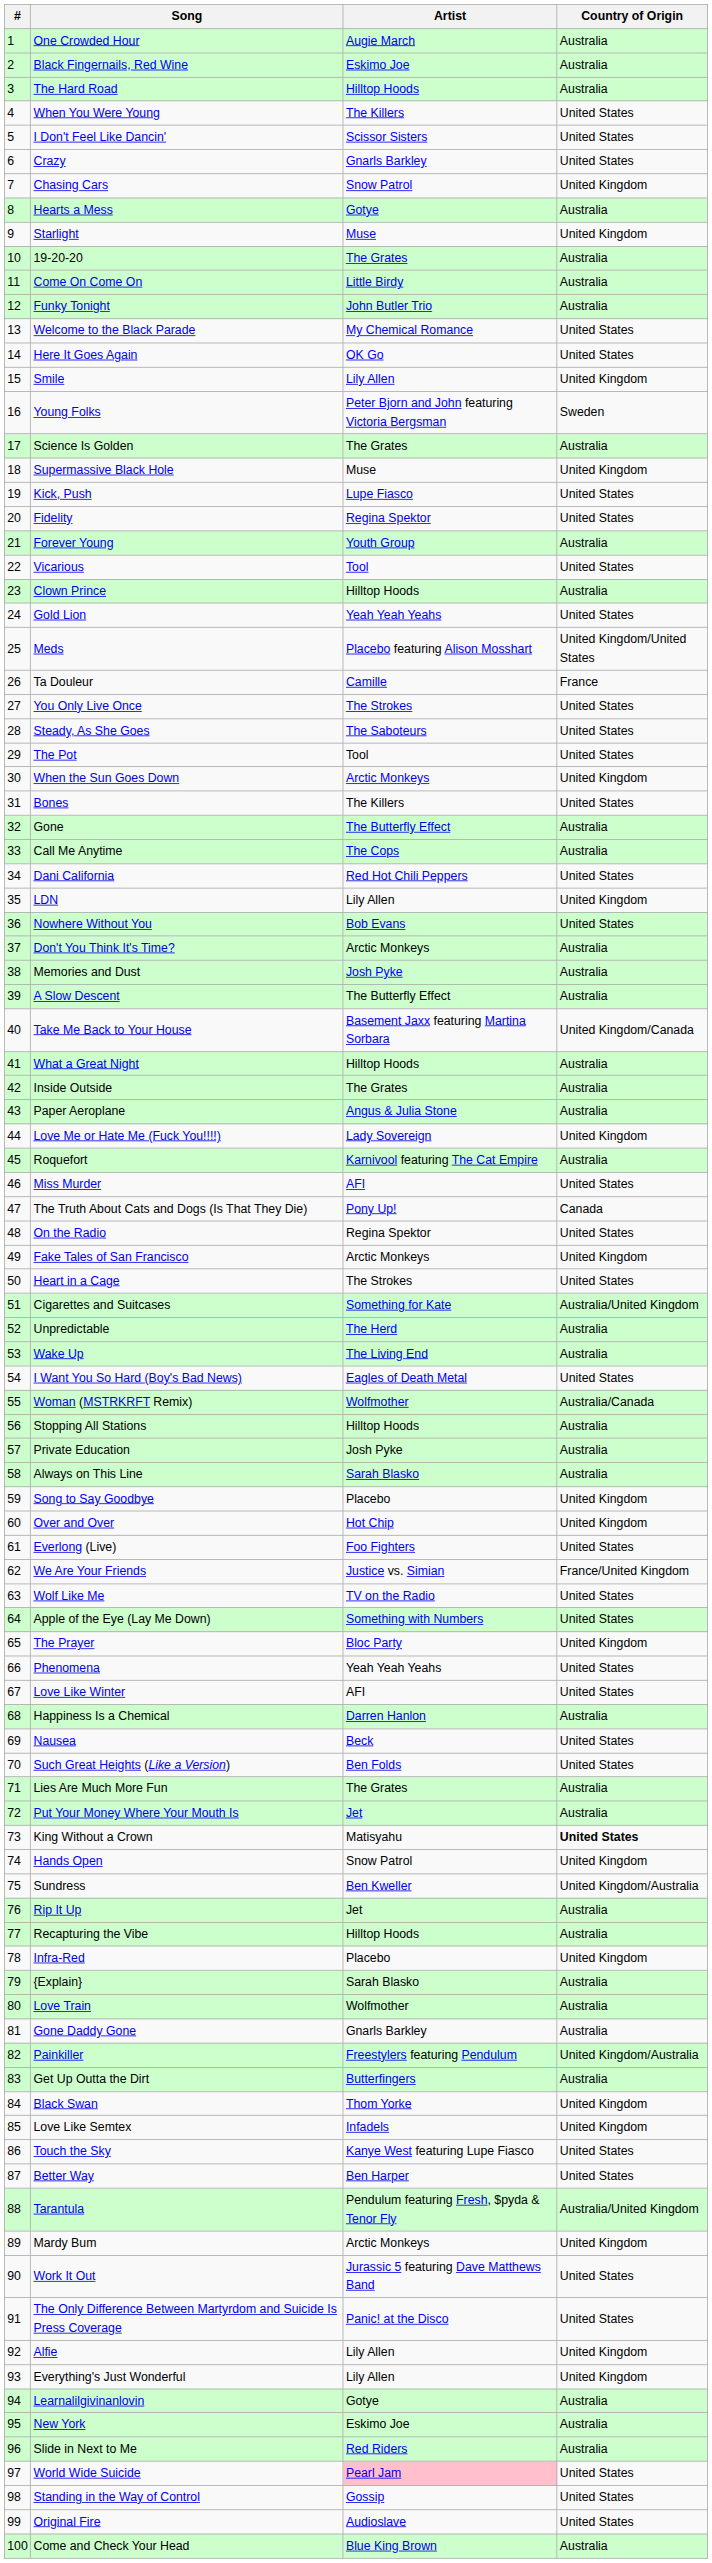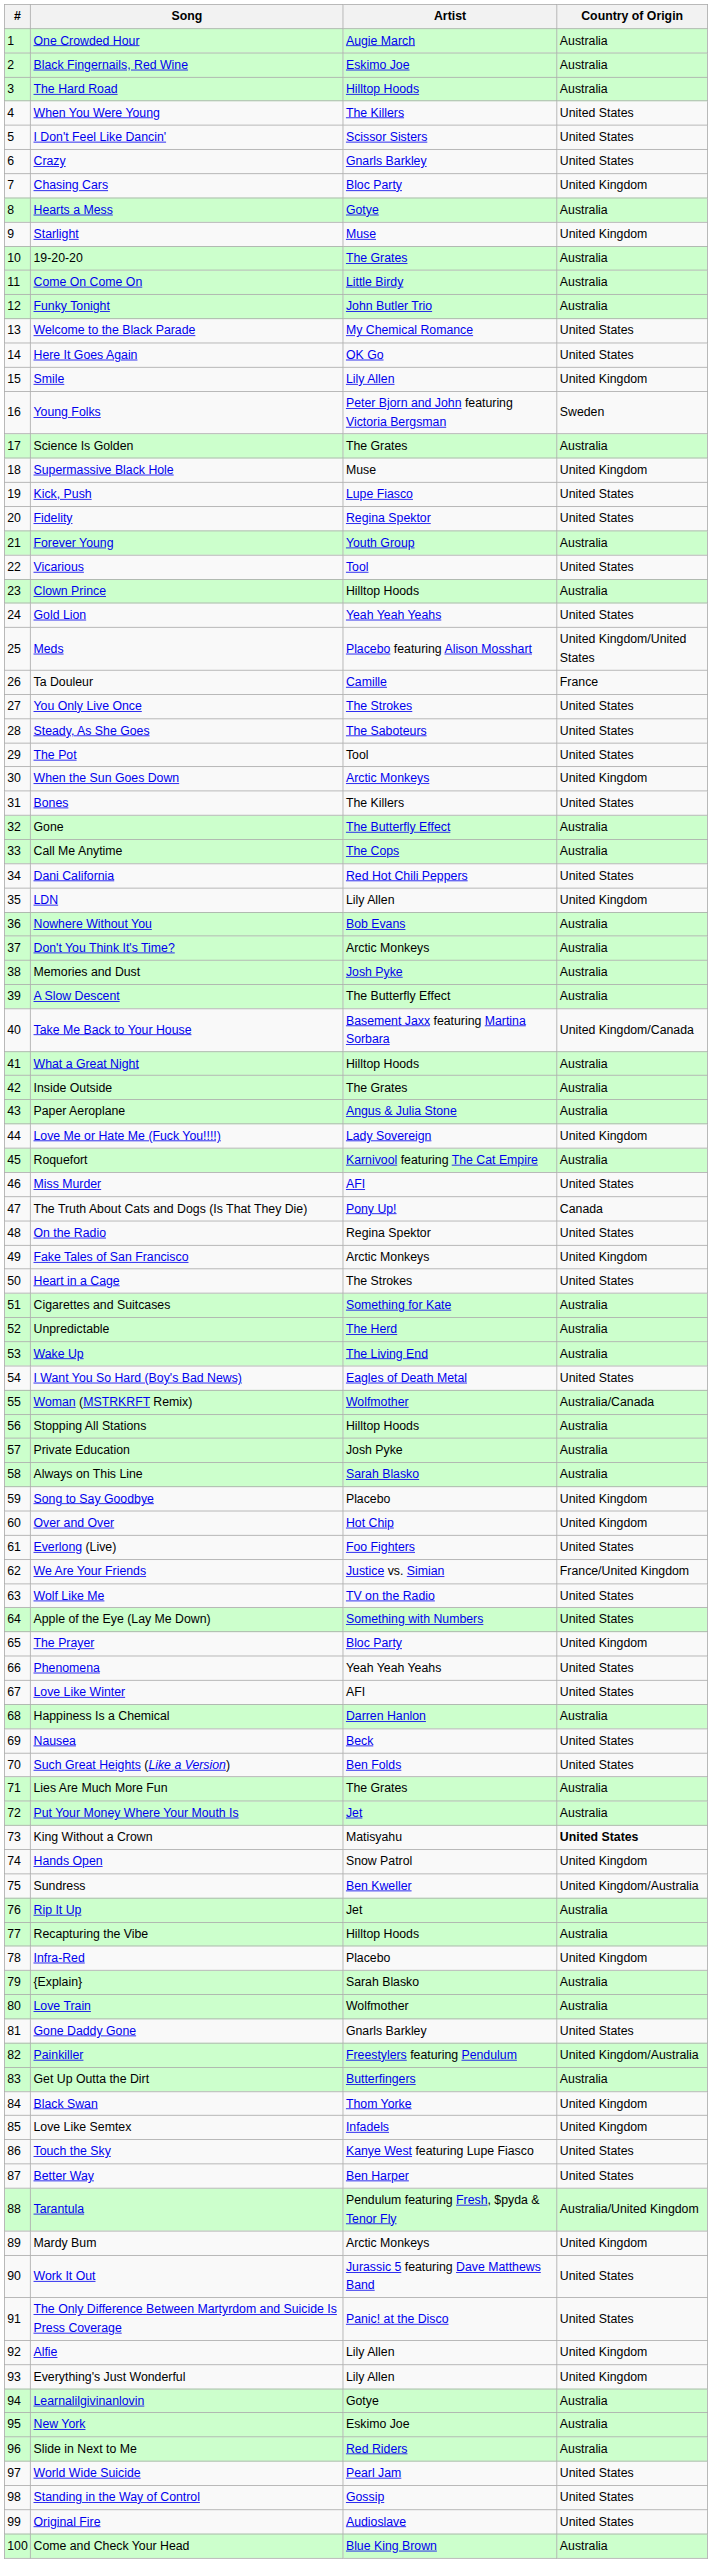(379, 185) Snow Patrol -> (374, 185) Bloc Party
(597, 924) United States -> (584, 924) Australia
(629, 1305) Australia/United Kingdom -> (584, 1305) Australia
(584, 2030) Australia -> (597, 2030) United States
(374, 2473) pink background -> (374, 2473) no background
